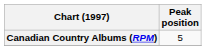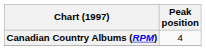(180, 38) 5 -> (180, 38) 4
